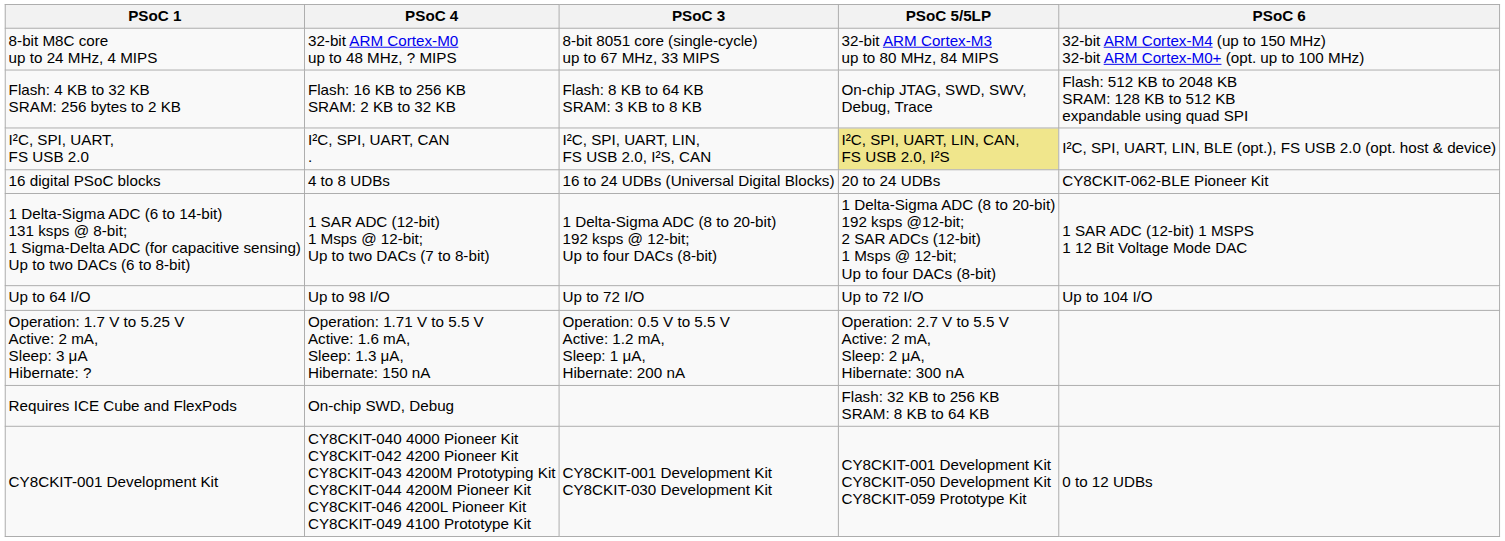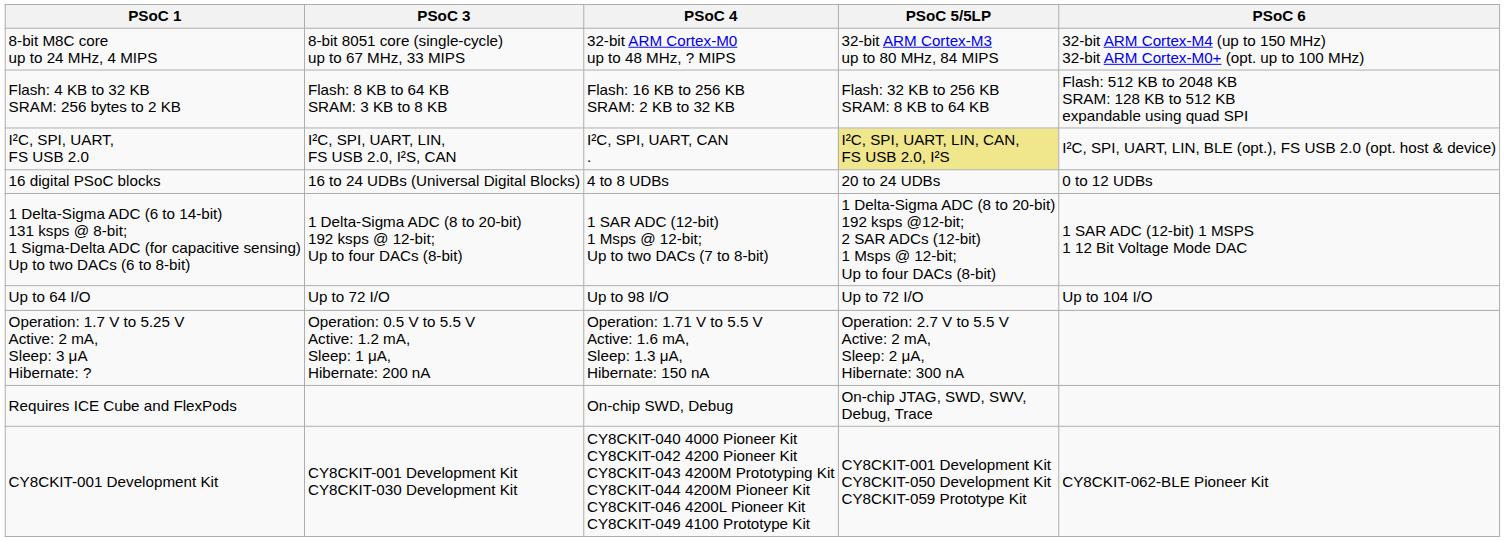columns swapped: (698, 16) <-> (432, 16)
(934, 98) On-chip JTAG, SWD, SWV, Debug, Trace -> (921, 98) Flash: 32 KB to 256 KB SRAM: 8 KB to 64 KB
(1165, 181) CY8CKIT-062-BLE Pioneer Kit -> (1107, 181) 0 to 12 UDBs
(921, 406) Flash: 32 KB to 256 KB SRAM: 8 KB to 64 KB -> (934, 406) On-chip JTAG, SWD, SWV, Debug, Trace
(1107, 481) 0 to 12 UDBs -> (1165, 481) CY8CKIT-062-BLE Pioneer Kit
